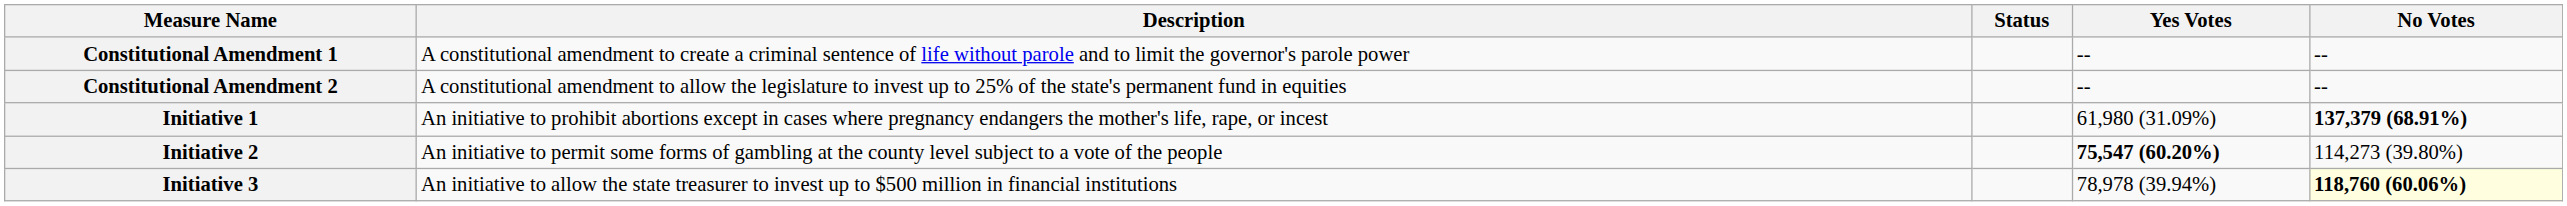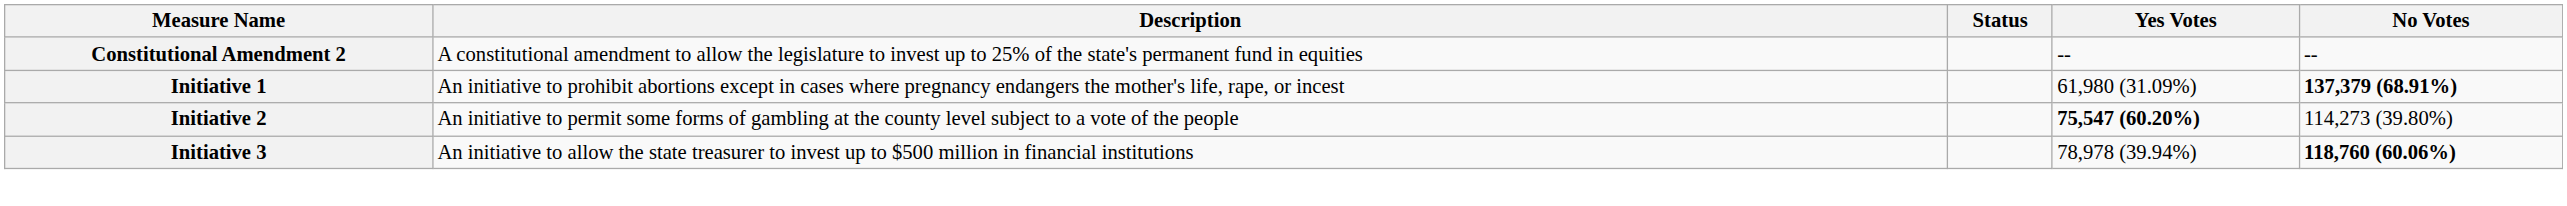- row: (210, 53)
(2390, 184) lightyellow background -> (2380, 151) no background
